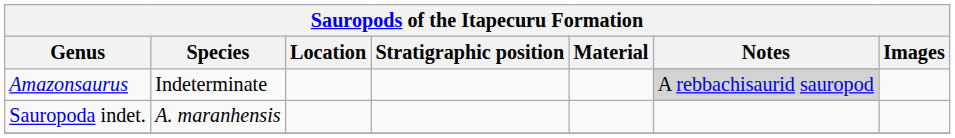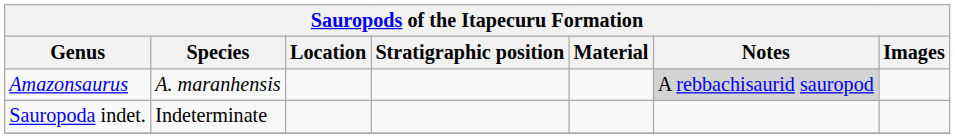(211, 84) Indeterminate -> (218, 84) A. maranhensis
(218, 116) A. maranhensis -> (211, 116) Indeterminate
